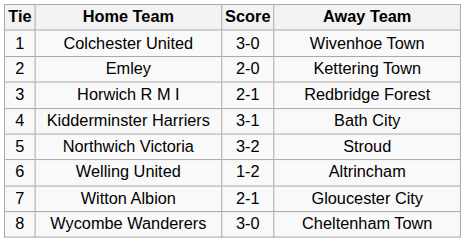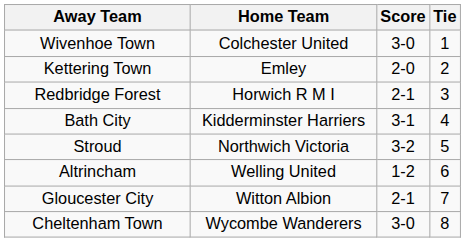columns swapped: (20, 17) <-> (367, 17)
